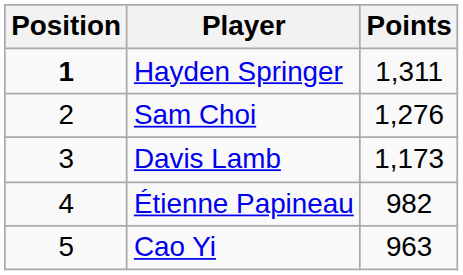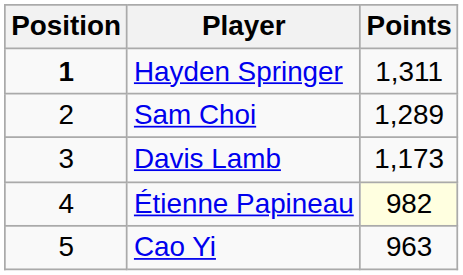(409, 114) 1,276 -> (409, 114) 1,289
(409, 203) no background -> (409, 203) lightyellow background
